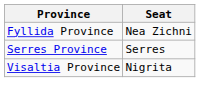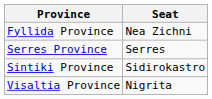+ row: (60, 67)
